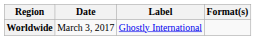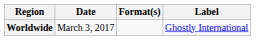columns swapped: (227, 12) <-> (160, 12)
